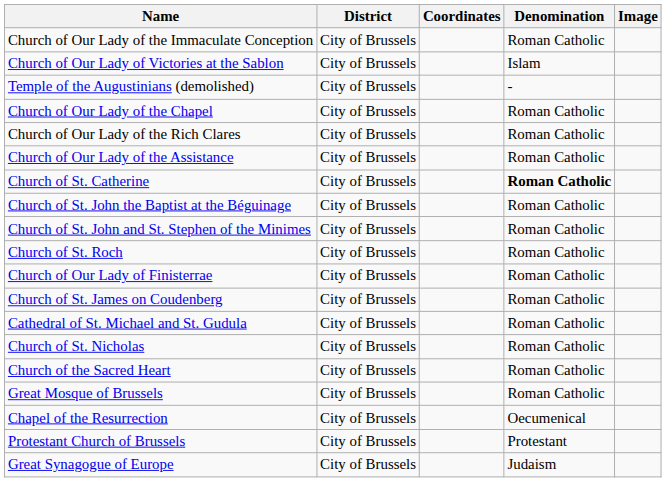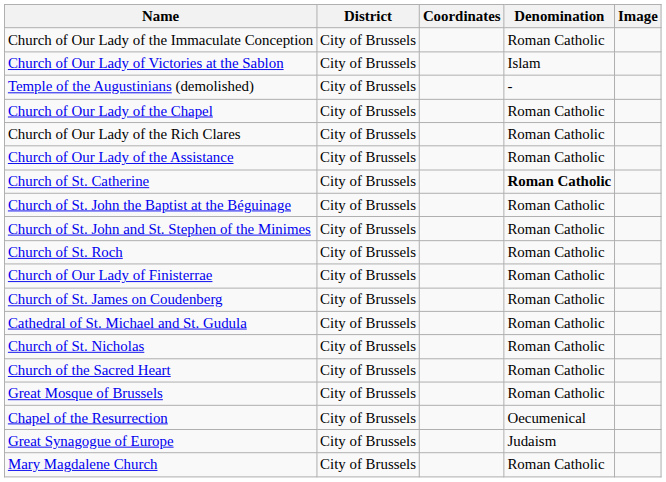- row: (97, 441)
+ row: (83, 464)
